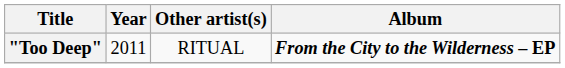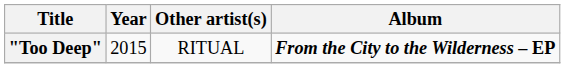(128, 47) 2011 -> (128, 47) 2015
